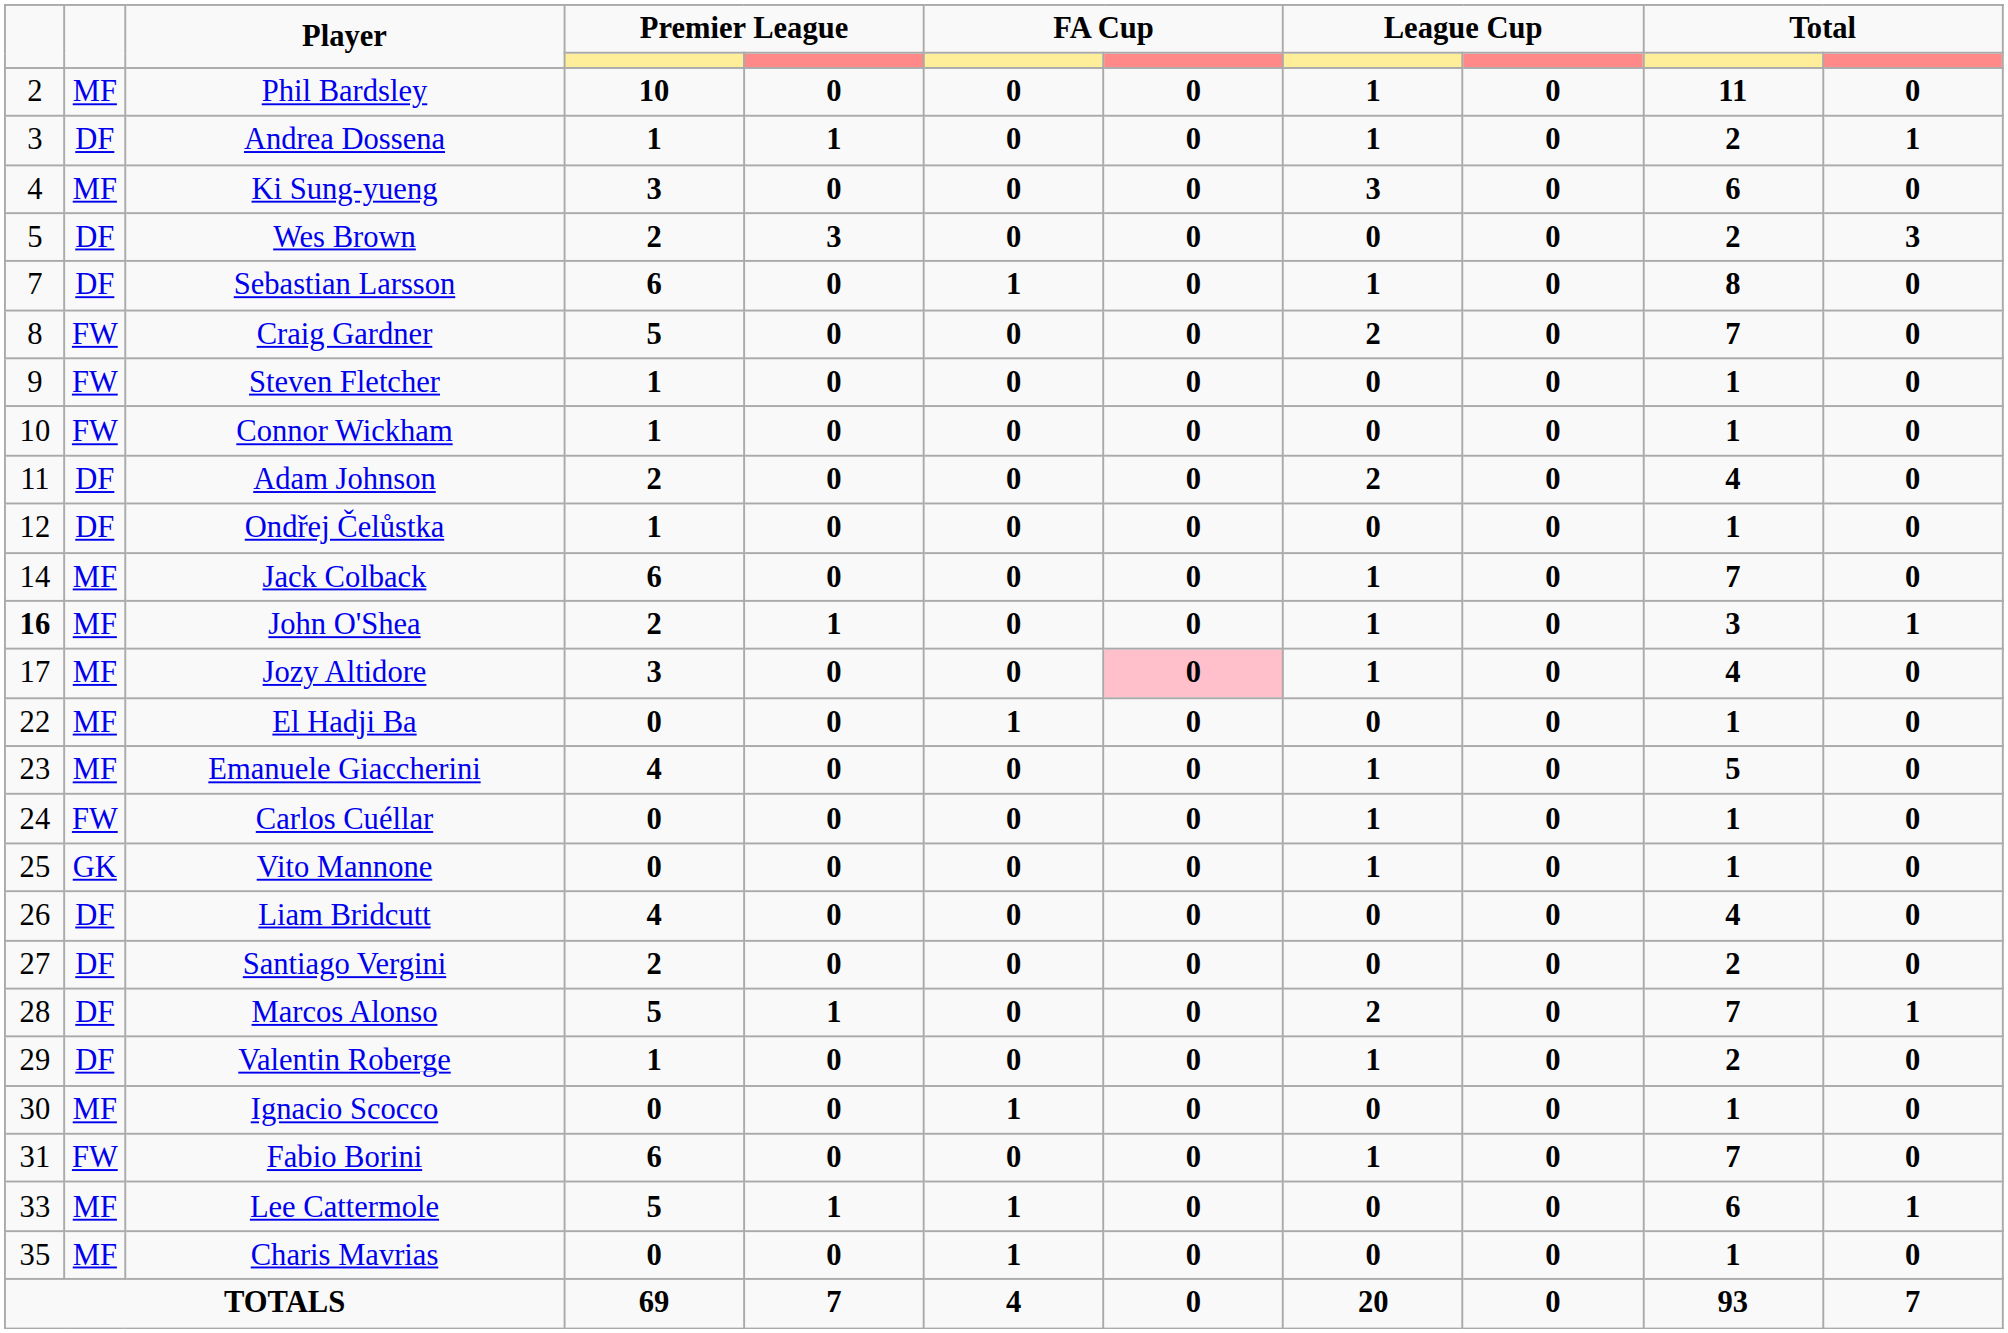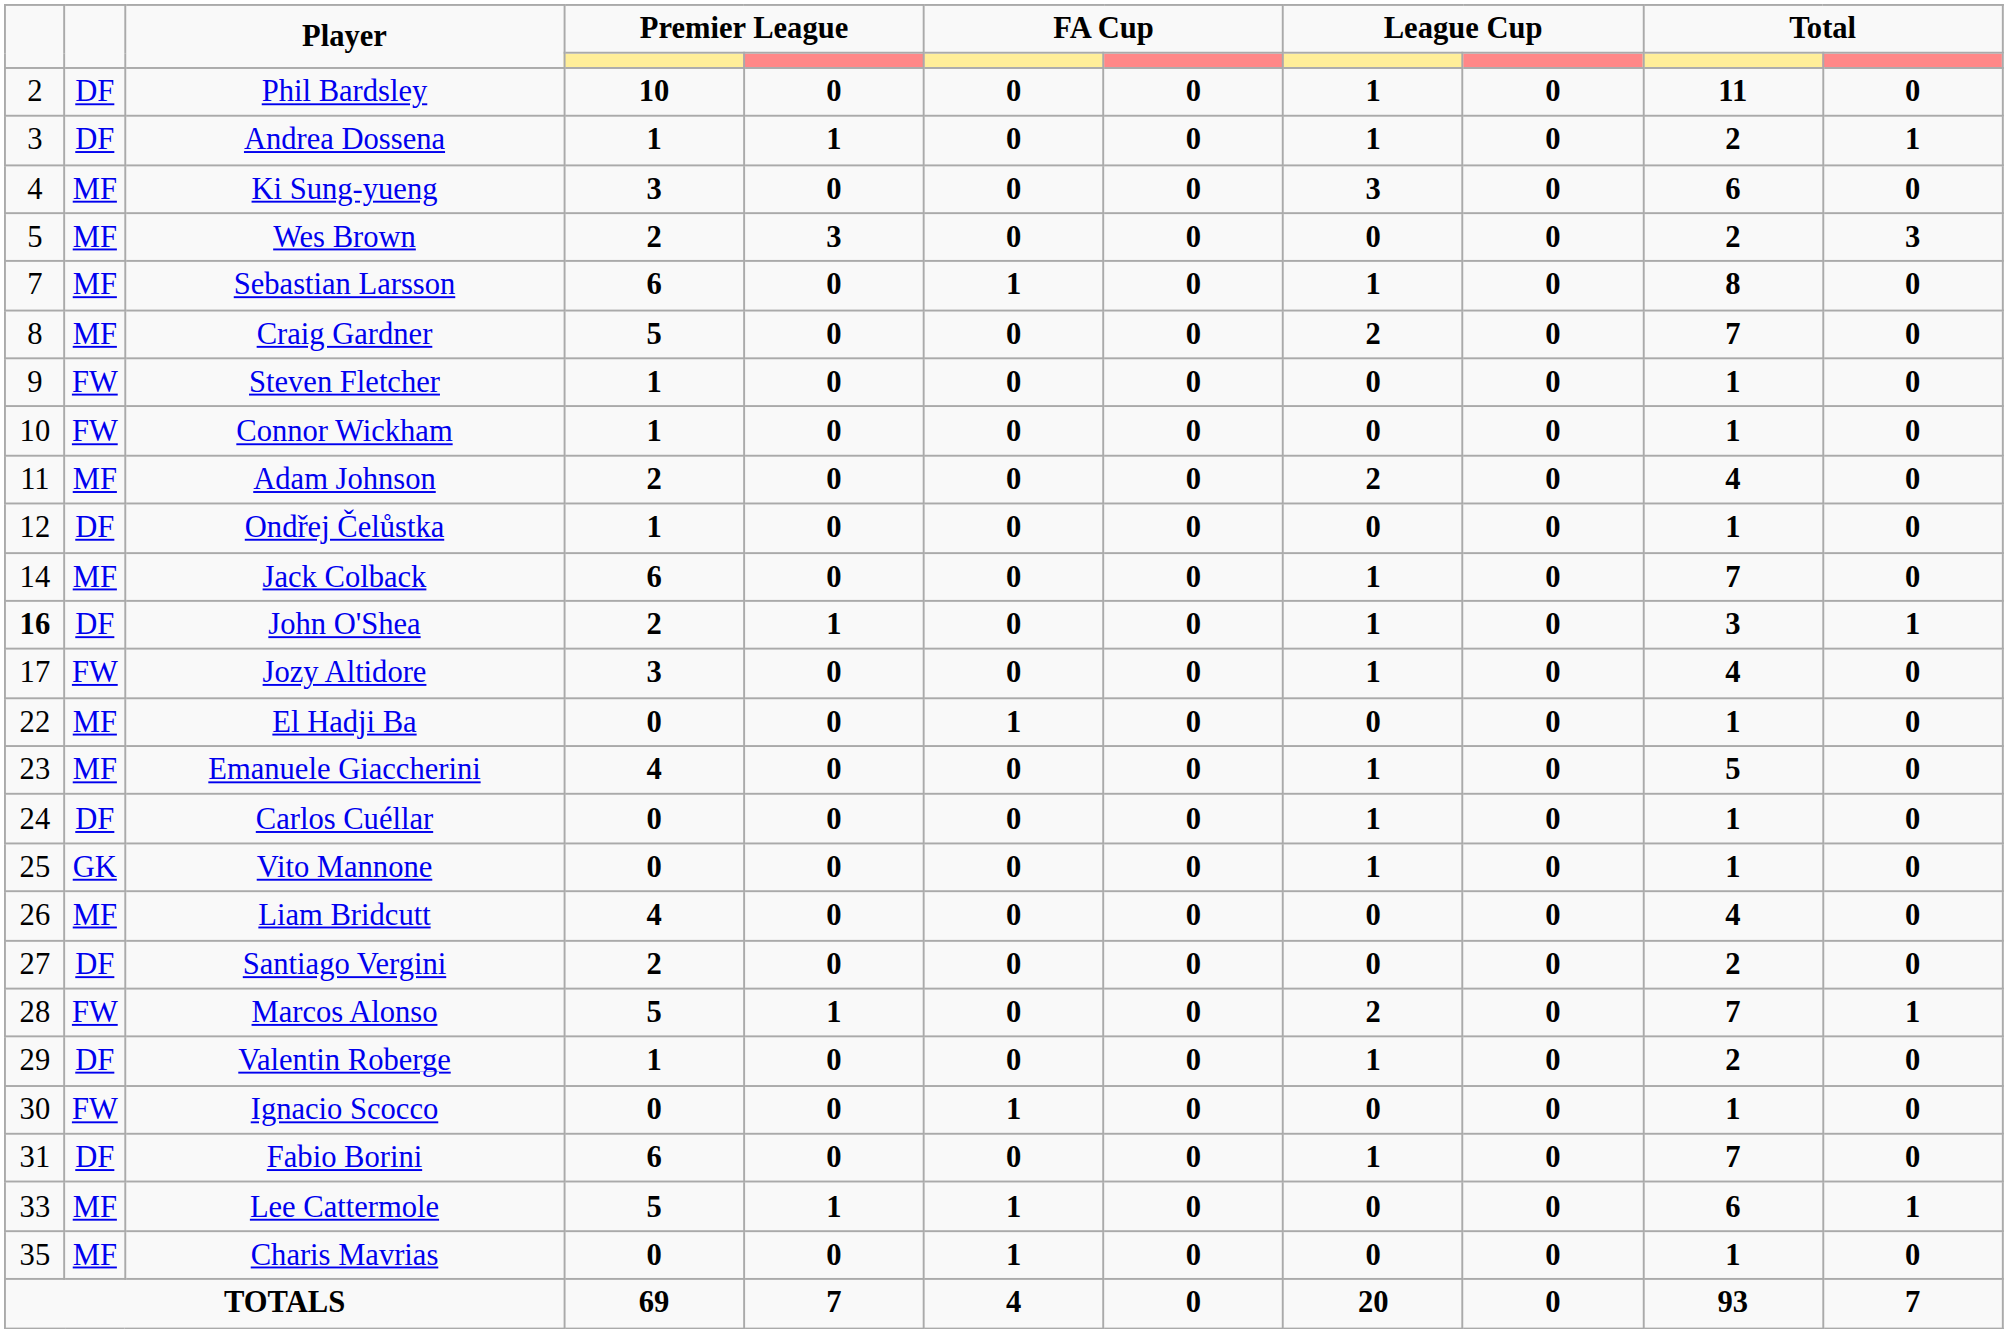(95, 91) MF -> (95, 91) DF
(95, 236) DF -> (95, 236) MF
(95, 285) DF -> (95, 285) MF
(95, 333) FW -> (95, 333) MF
(95, 479) DF -> (95, 479) MF
(95, 624) MF -> (95, 624) DF
(95, 672) MF -> (95, 672) FW
(1193, 672) pink background -> (1193, 672) no background
(95, 818) FW -> (95, 818) DF
(95, 915) DF -> (95, 915) MF
(95, 1012) DF -> (95, 1012) FW
(95, 1109) MF -> (95, 1109) FW
(95, 1157) FW -> (95, 1157) DF
